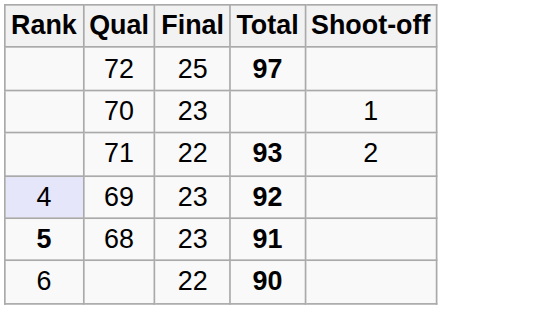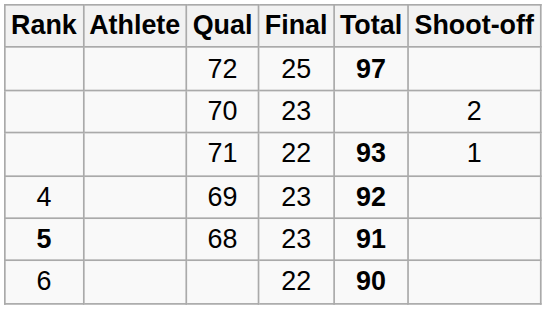+ column: (135, 25)
(371, 111) 1 -> (474, 111) 2
(371, 153) 2 -> (474, 153) 1
(44, 196) lavender background -> (44, 196) no background
